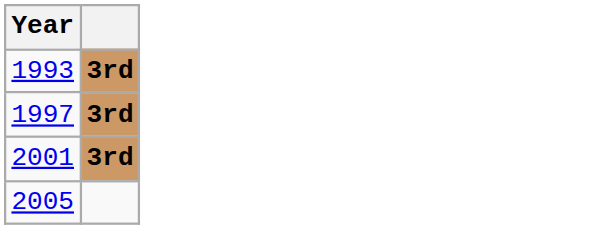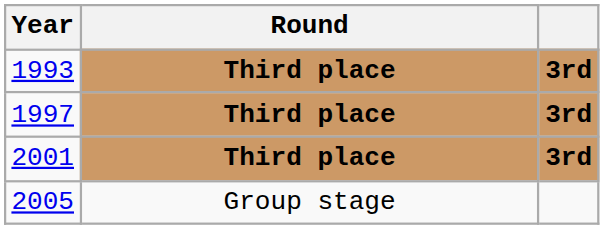+ column: (310, 27)
